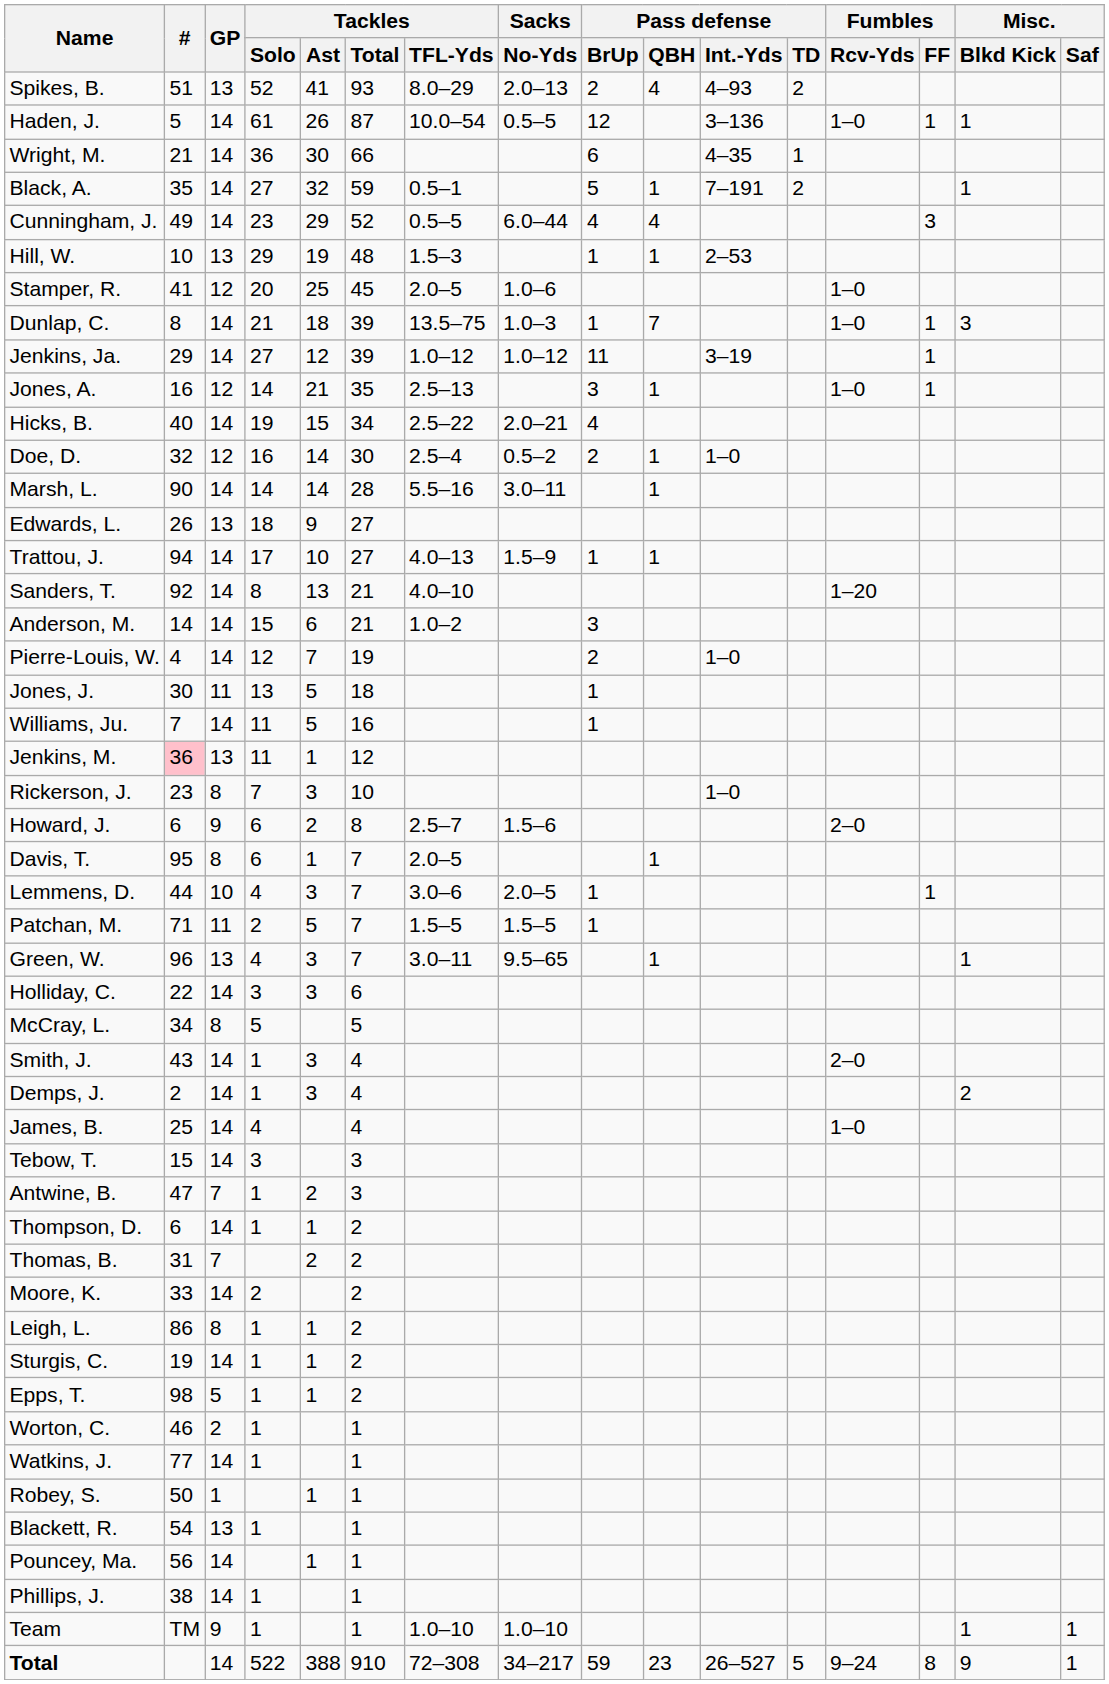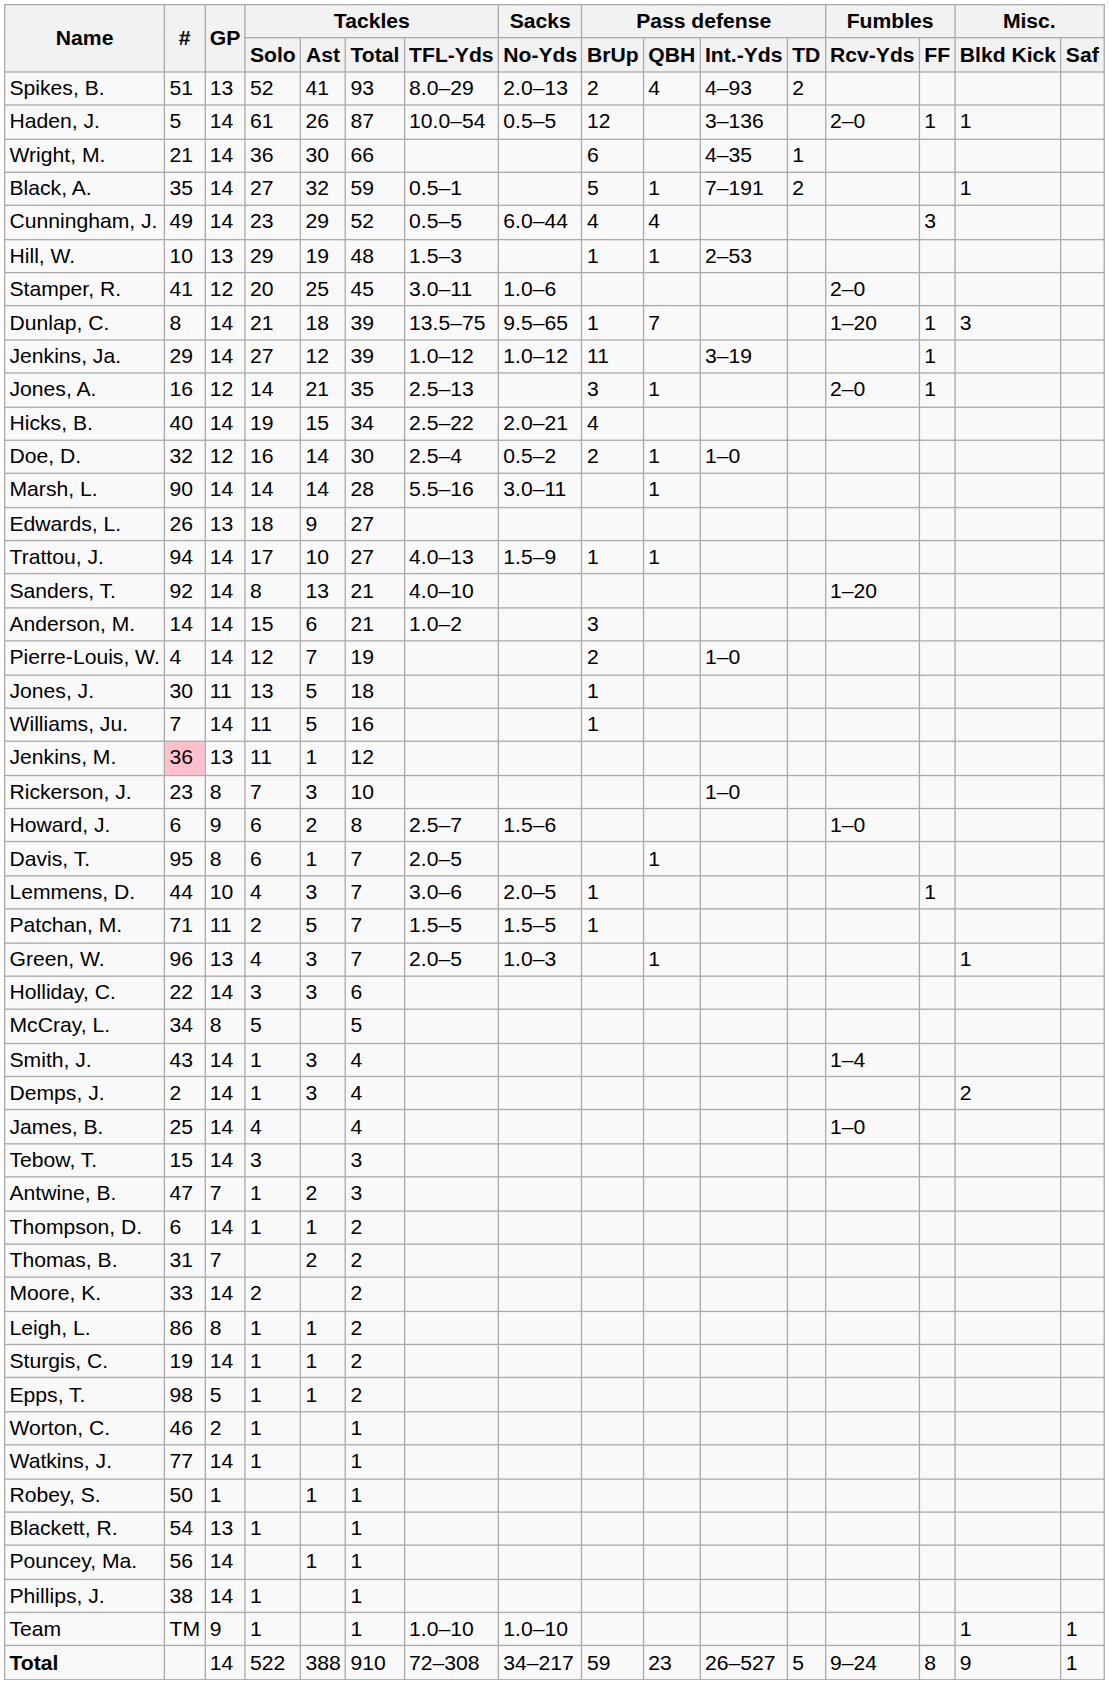(848, 121) 1–0 -> (848, 121) 2–0
(436, 289) 2.0–5 -> (441, 289) 3.0–11
(848, 289) 1–0 -> (848, 289) 2–0
(530, 322) 1.0–3 -> (536, 322) 9.5–65
(848, 322) 1–0 -> (854, 322) 1–20
(848, 389) 1–0 -> (848, 389) 2–0
(848, 825) 2–0 -> (848, 825) 1–0
(441, 959) 3.0–11 -> (436, 959) 2.0–5
(536, 959) 9.5–65 -> (530, 959) 1.0–3
(848, 1059) 2–0 -> (848, 1059) 1–4
